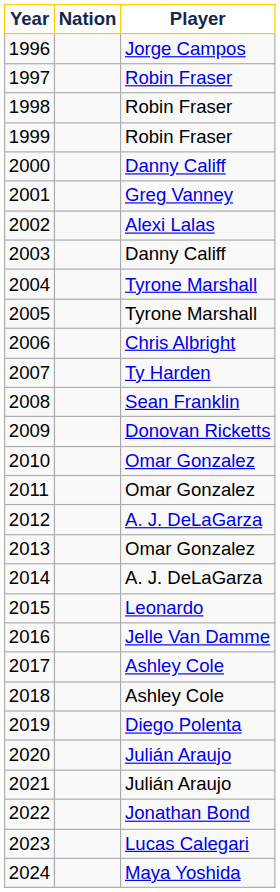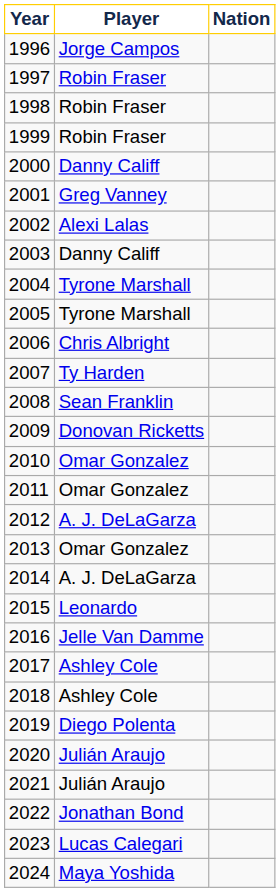columns swapped: (88, 19) <-> (198, 19)
